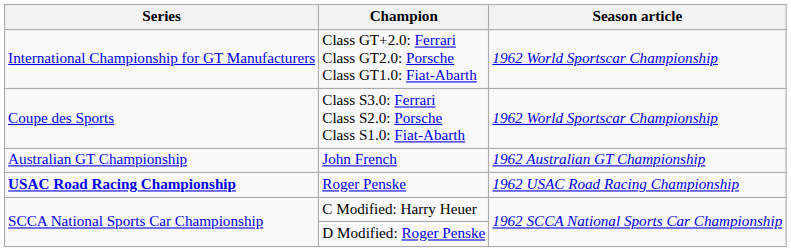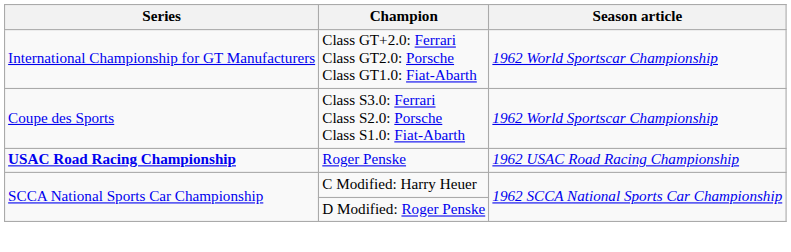- row: (360, 160)
